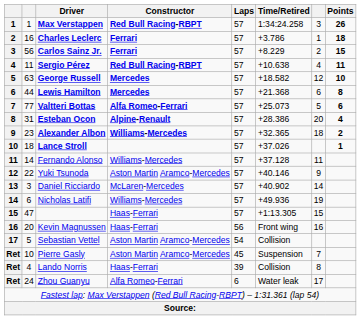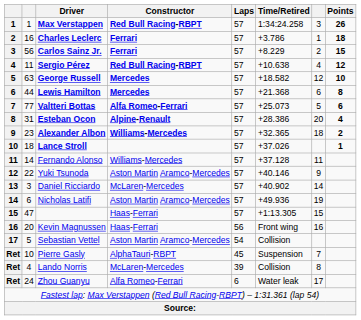(340, 65) 11 -> (340, 65) 12
(146, 200) Williams-Mercedes -> (170, 200) Aston Martin Aramco-Mercedes
(170, 254) Aston Martin Aramco-Mercedes -> (143, 254) AlphaTauri-RBPT
(134, 267) Haas-Ferrari -> (147, 267) McLaren-Mercedes
